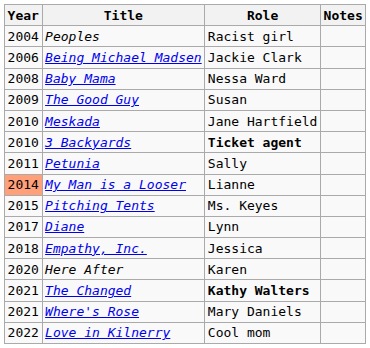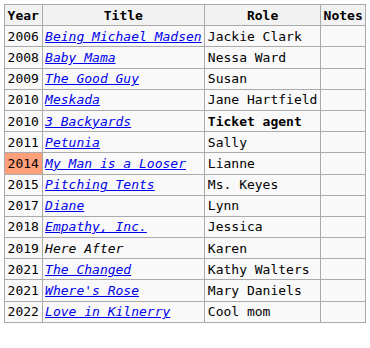- row: (72, 36)
(23, 269) 2020 -> (23, 248) 2019
(259, 291) bold -> (259, 269) normal
